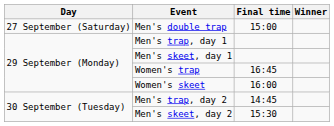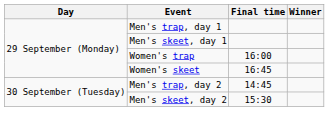- row: (181, 26)
(263, 70) 16:45 -> (258, 56) 16:00
(263, 85) 16:00 -> (258, 70) 16:45
